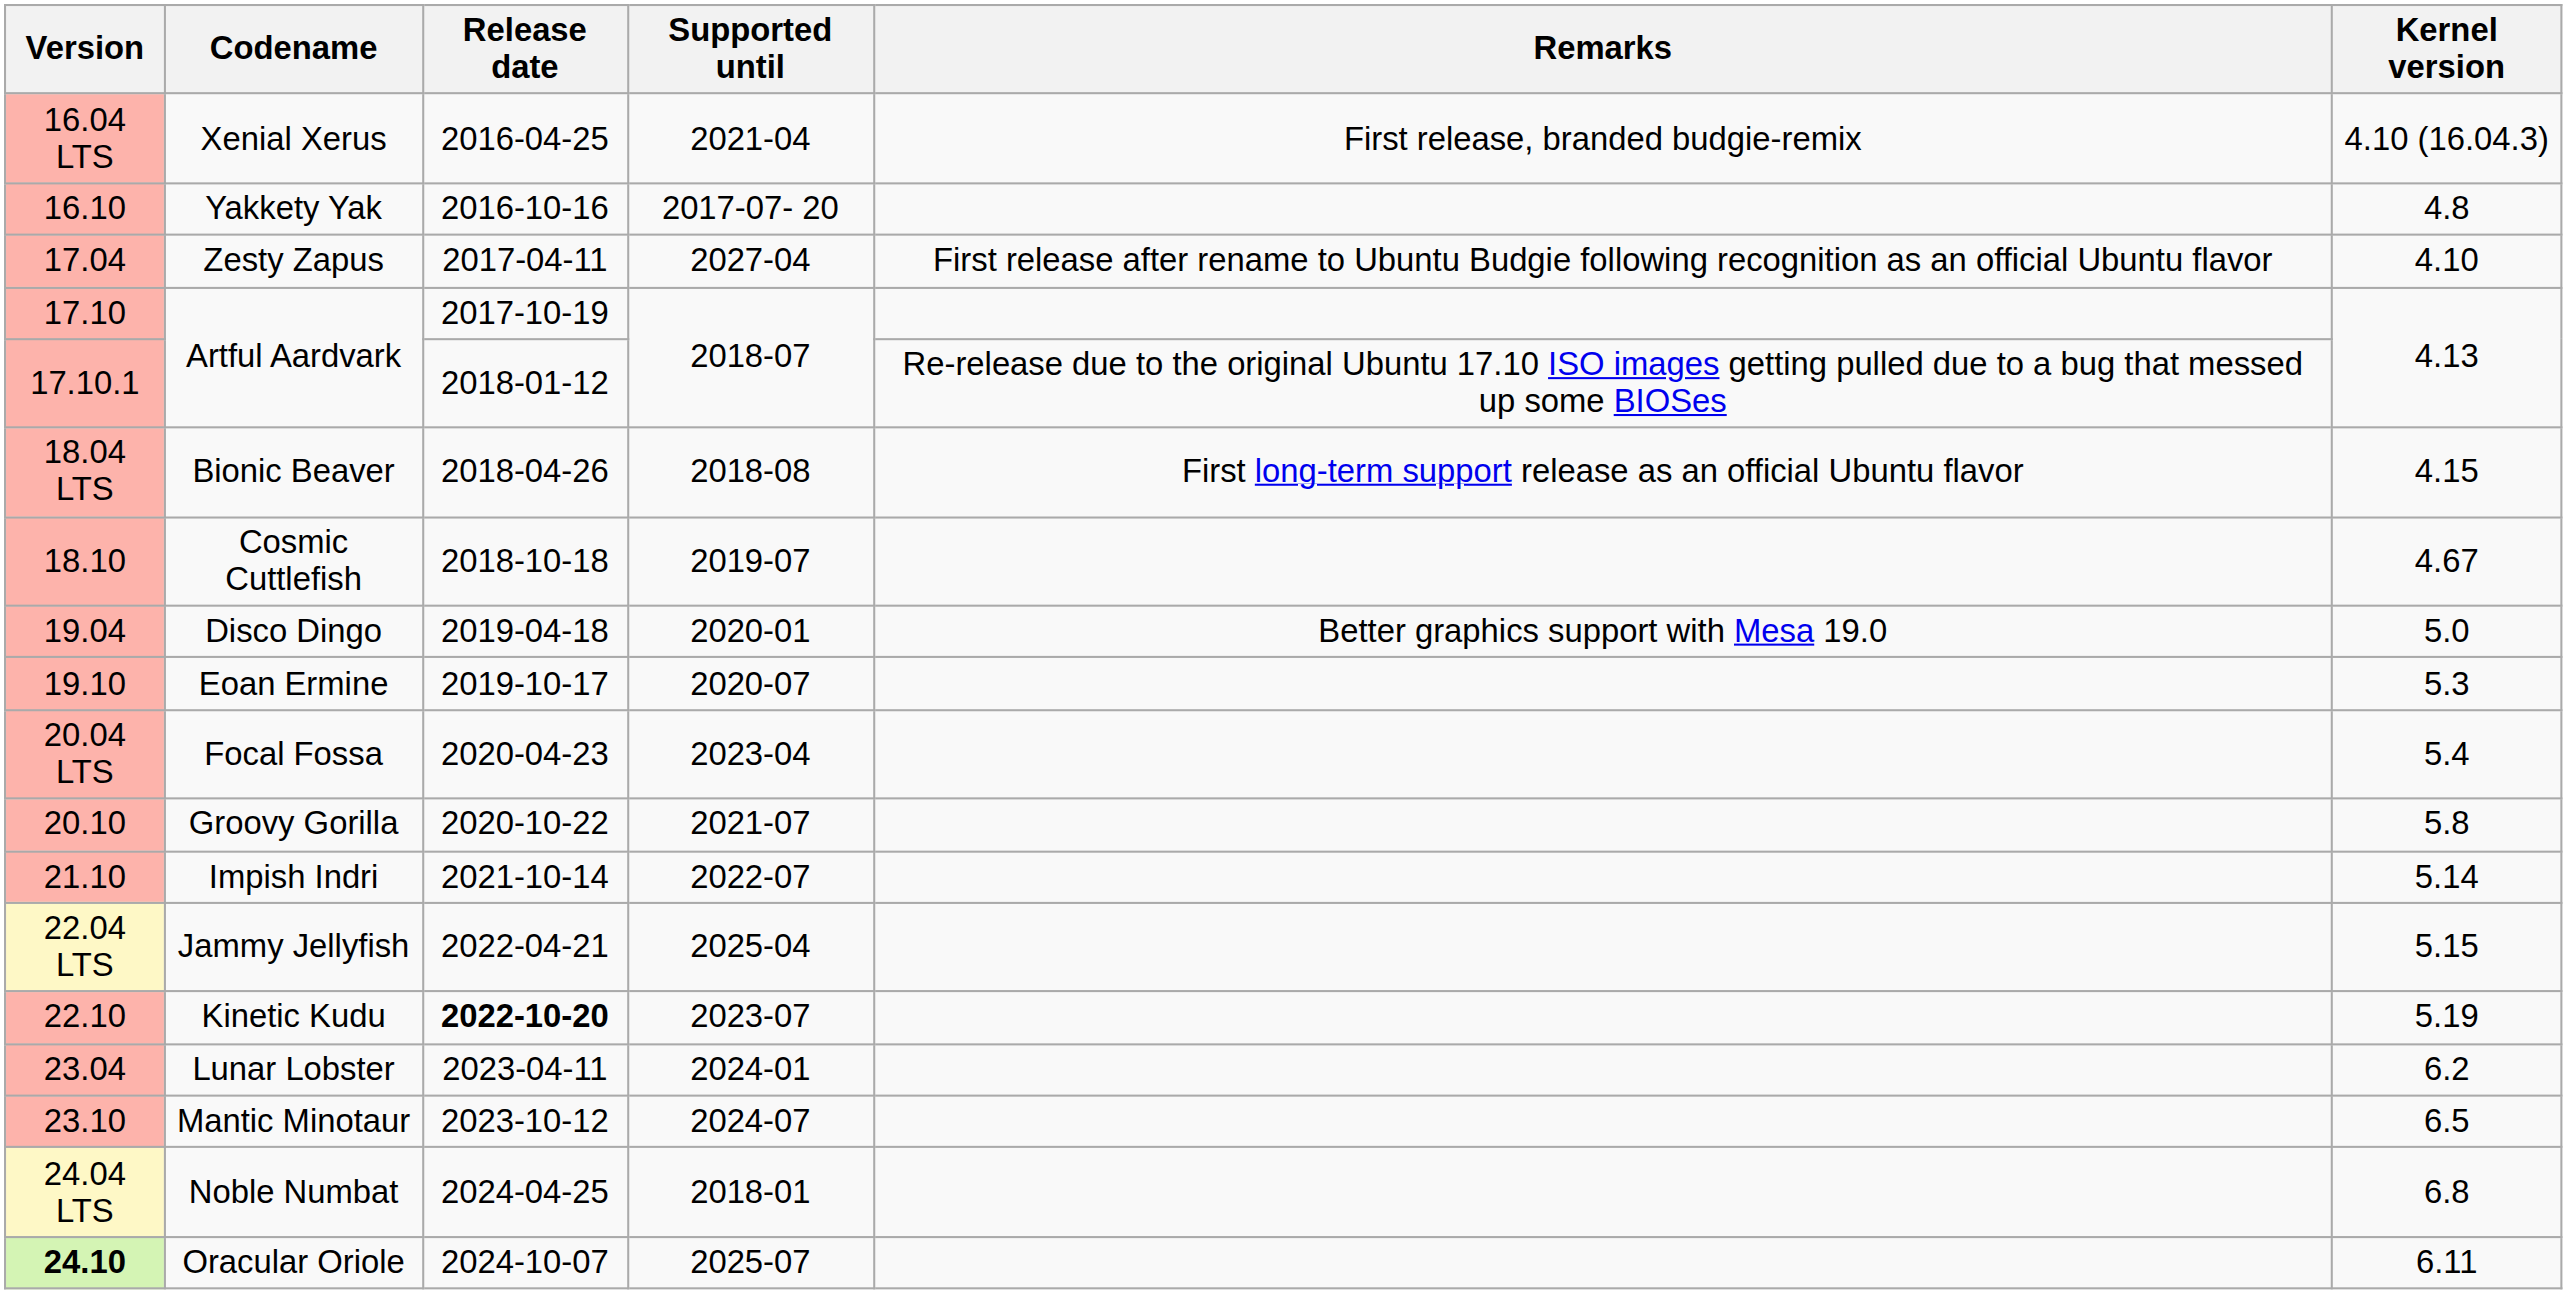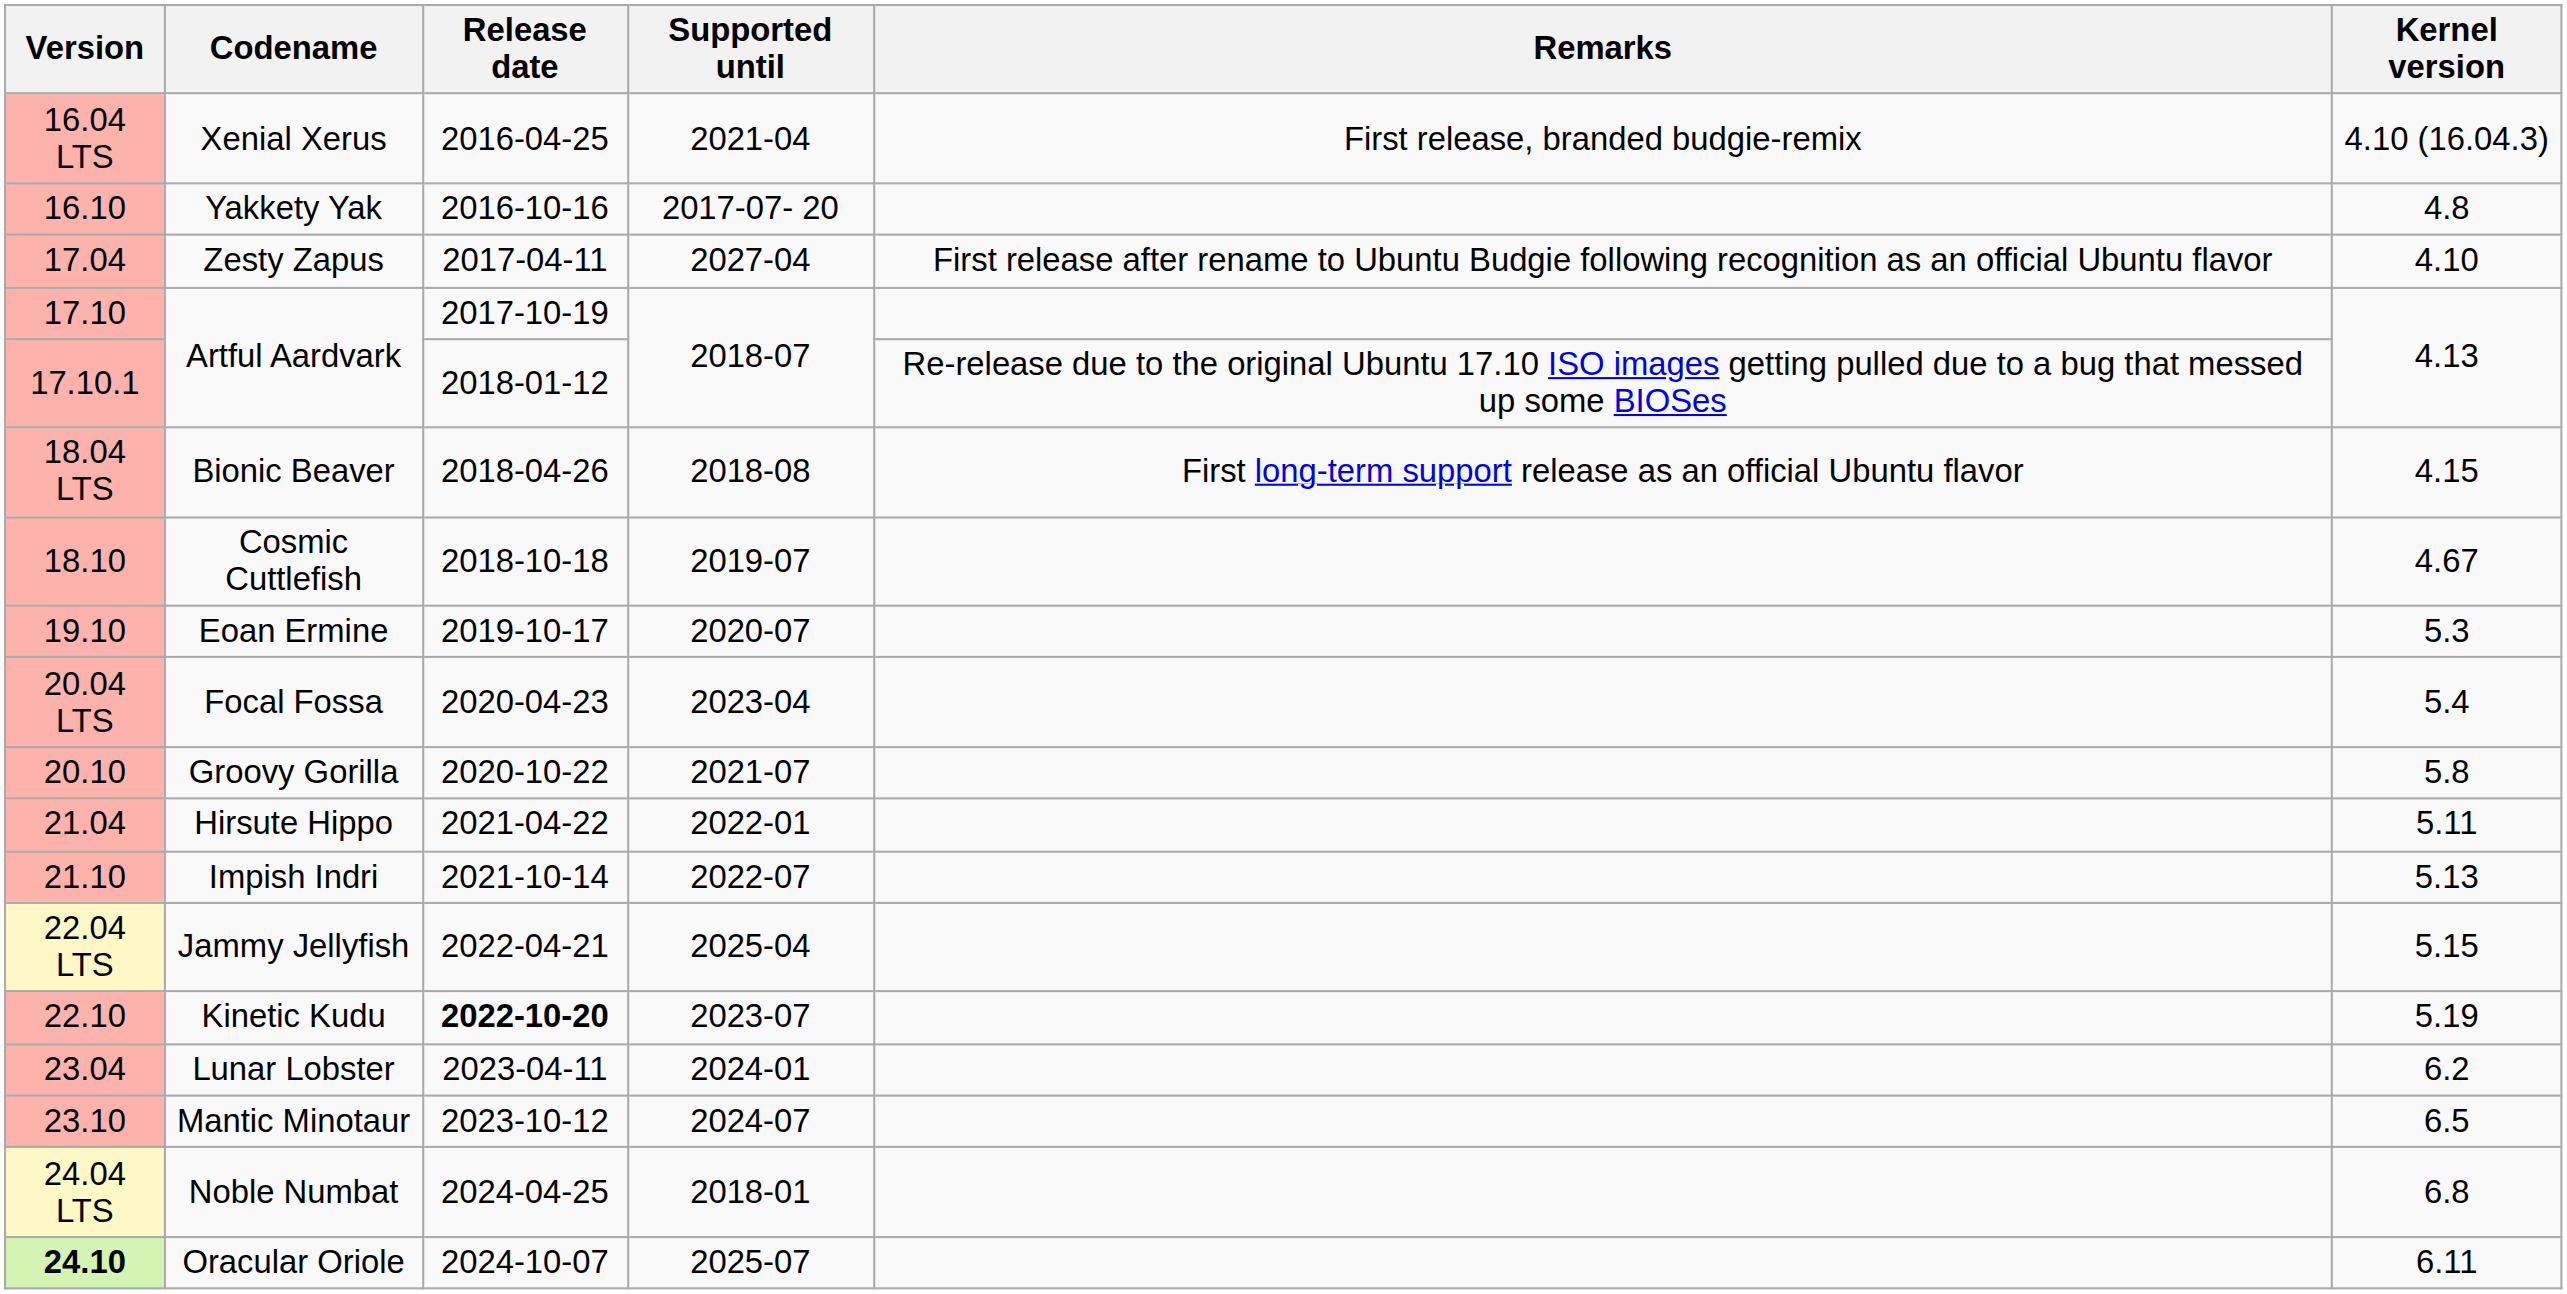- row: (85, 631)
+ row: (85, 824)
(2447, 876) 5.14 -> (2447, 876) 5.13
